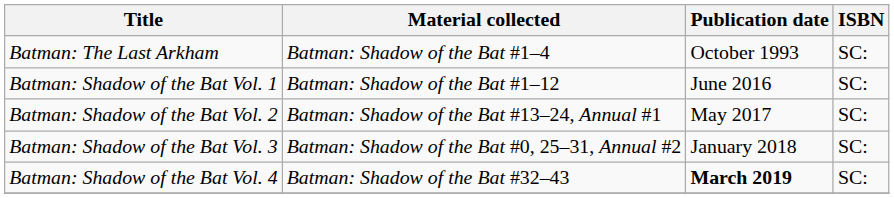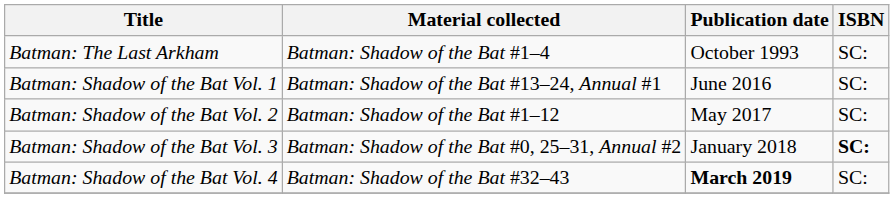(423, 83) Batman: Shadow of the Bat #1–12 -> (474, 83) Batman: Shadow of the Bat #13–24, Annual #1
(474, 114) Batman: Shadow of the Bat #13–24, Annual #1 -> (423, 114) Batman: Shadow of the Bat #1–12
(853, 146) normal -> (854, 146) bold
